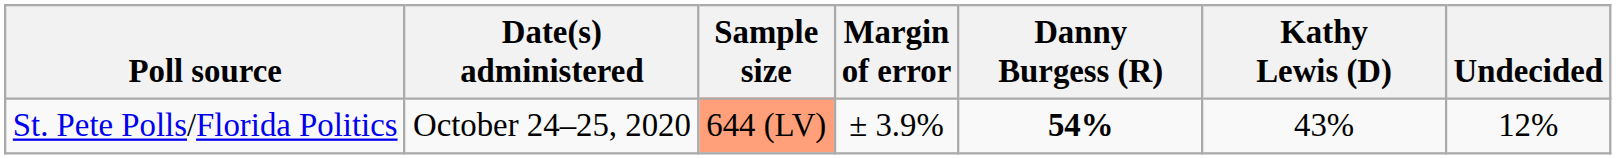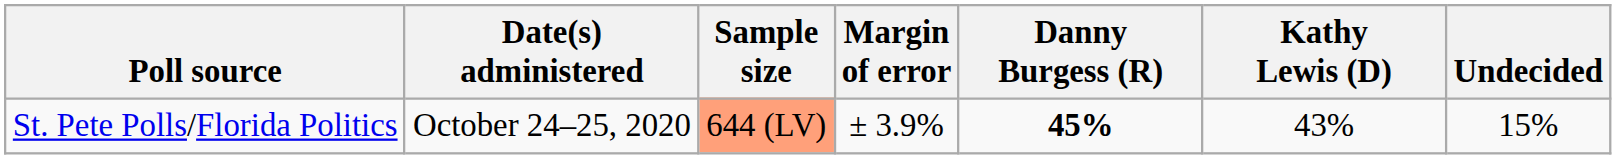(1081, 124) 54% -> (1081, 124) 45%
(1528, 124) 12% -> (1528, 124) 15%
